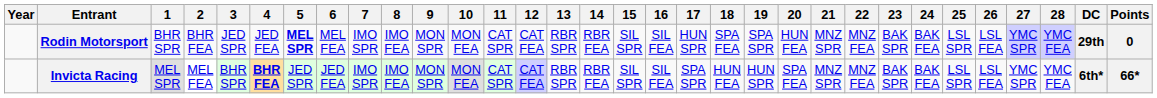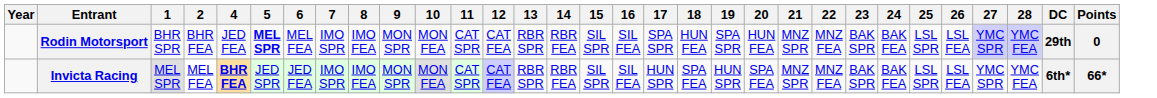- column: (233, 14)
(693, 41) HUN SPR -> (660, 41) SPA SPR
(727, 41) SPA FEA -> (694, 41) HUN FEA
(693, 76) SPA SPR -> (660, 76) HUN SPR
(727, 76) HUN FEA -> (694, 76) SPA FEA
